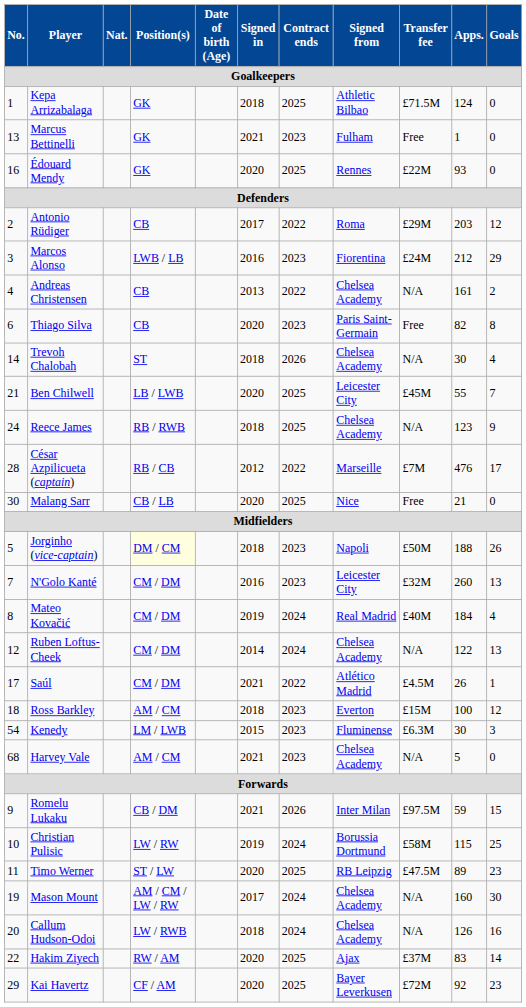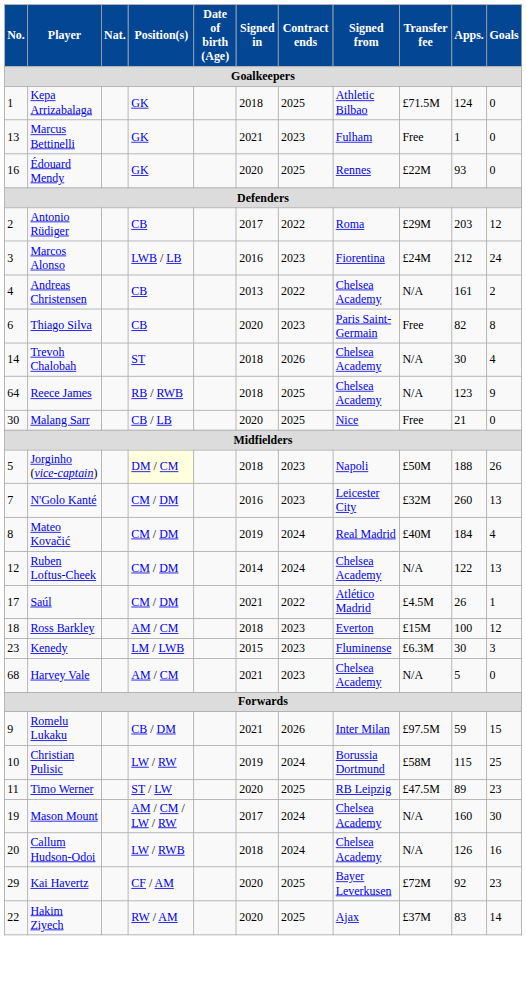(495, 258) 29 -> (495, 258) 24
- row: (62, 393)
(13, 427) 24 -> (13, 393) 64
- row: (58, 468)
(13, 730) 54 -> (13, 648) 23
rows swapped: (65, 958) <-> (59, 985)
